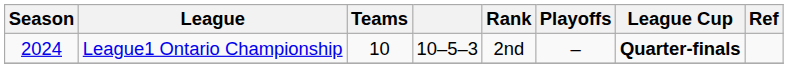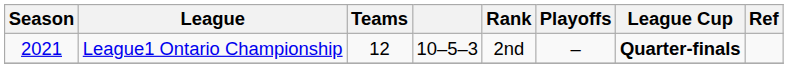(42, 48) 2024 -> (42, 48) 2021
(380, 48) 10 -> (380, 48) 12
